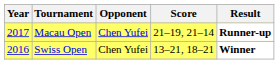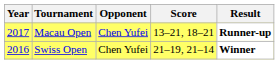(184, 32) 21–19, 21–14 -> (184, 32) 13–21, 18–21
(184, 50) 13–21, 18–21 -> (184, 50) 21–19, 21–14
